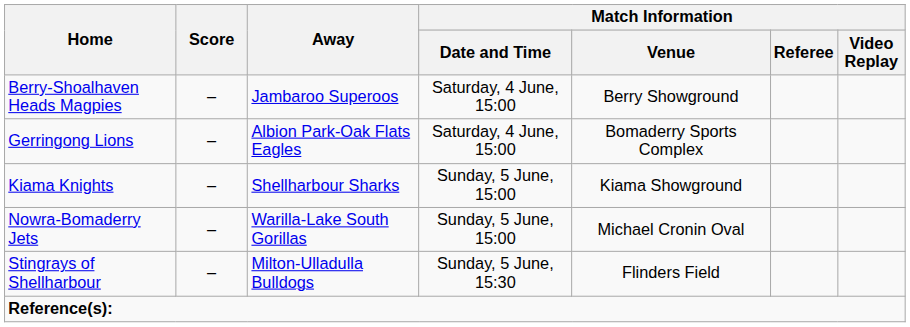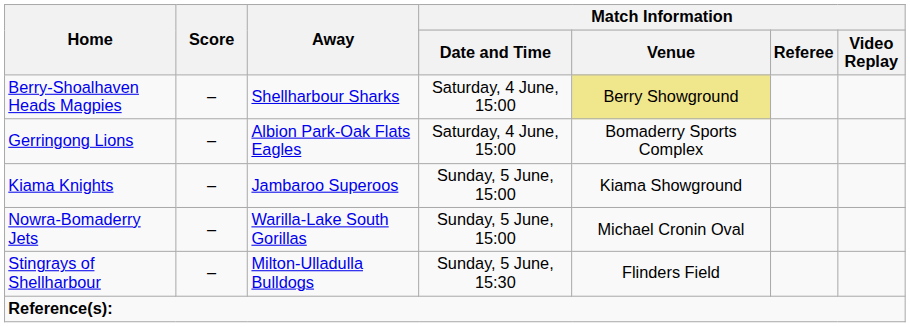(325, 96) Jambaroo Superoos -> (325, 96) Shellharbour Sharks
(671, 96) no background -> (671, 96) khaki background
(325, 185) Shellharbour Sharks -> (325, 185) Jambaroo Superoos
